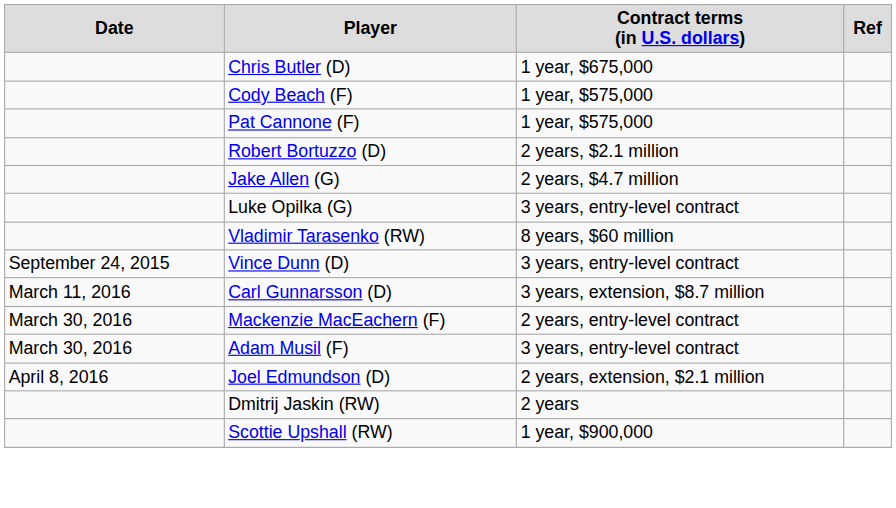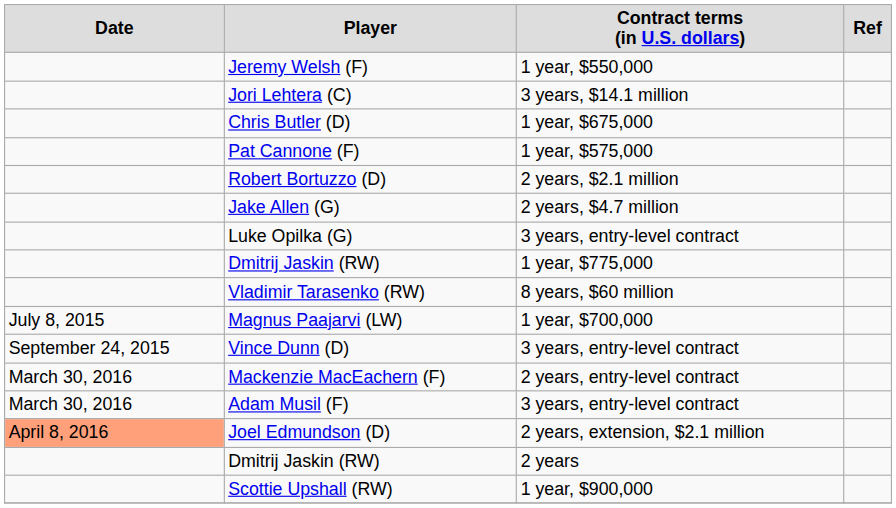+ row: (298, 66)
+ row: (290, 94)
- row: (290, 94)
+ row: (304, 263)
+ row: (315, 320)
- row: (310, 292)
(59, 376) no background -> (59, 432) lightsalmon background
